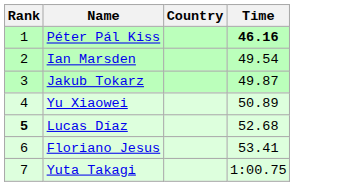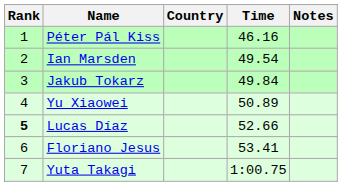+ column: (313, 16)
(258, 38) bold -> (258, 38) normal
(258, 82) 49.87 -> (258, 82) 49.84
(258, 126) 52.68 -> (258, 126) 52.66
